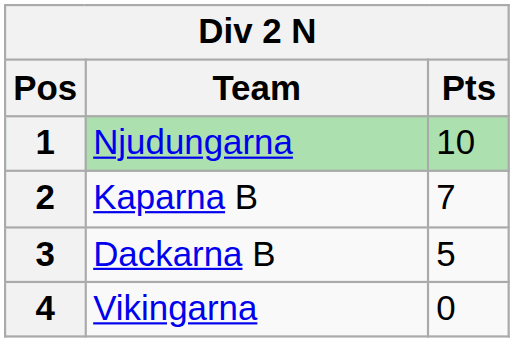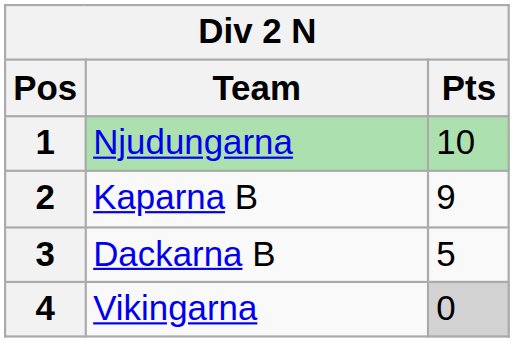(446, 198) 7 -> (446, 198) 9
(446, 308) no background -> (446, 308) lightgrey background
